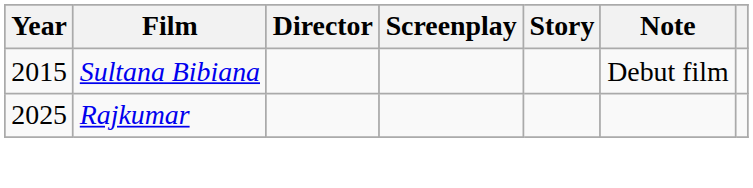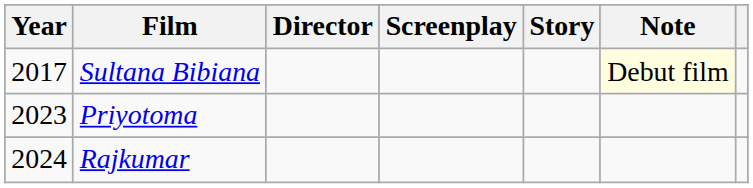(39, 70) 2015 -> (39, 70) 2017
(668, 70) no background -> (668, 70) lightyellow background
+ row: (139, 114)
(39, 114) 2025 -> (39, 159) 2024
